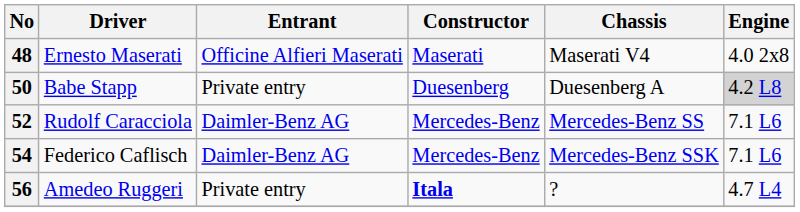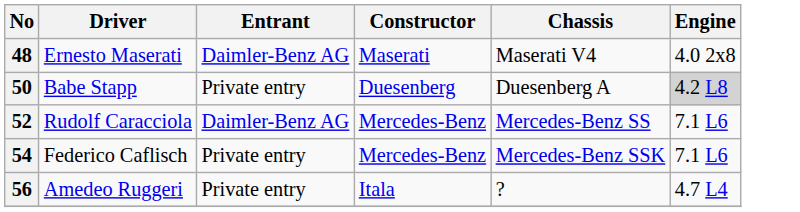(302, 55) Officine Alfieri Maserati -> (275, 55) Daimler-Benz AG
(275, 155) Daimler-Benz AG -> (254, 155) Private entry
(433, 189) bold -> (377, 189) normal
